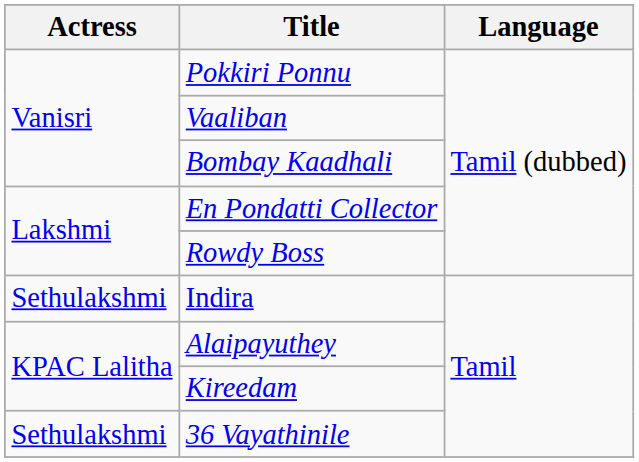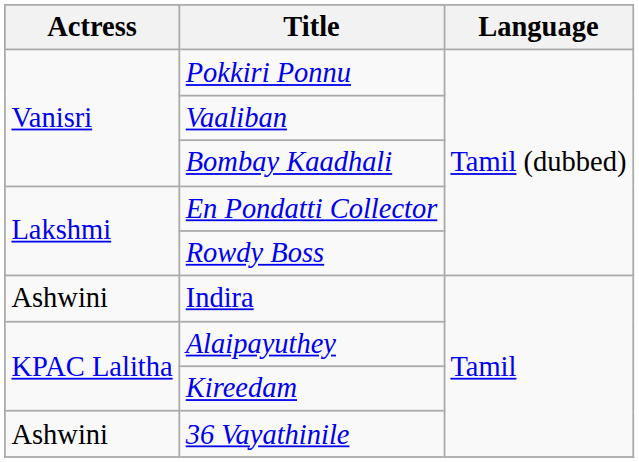(89, 298) Sethulakshmi -> (60, 298) Ashwini
(89, 433) Sethulakshmi -> (60, 433) Ashwini
